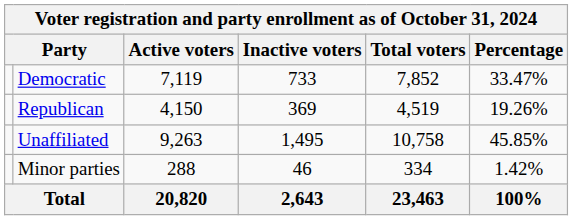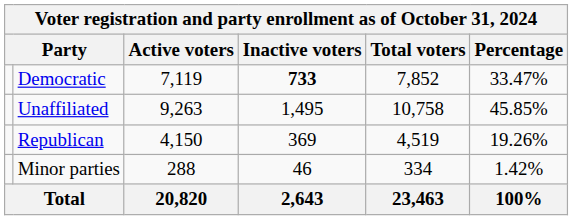(302, 79) normal -> (302, 79) bold
rows swapped: (61, 109) <-> (63, 139)
